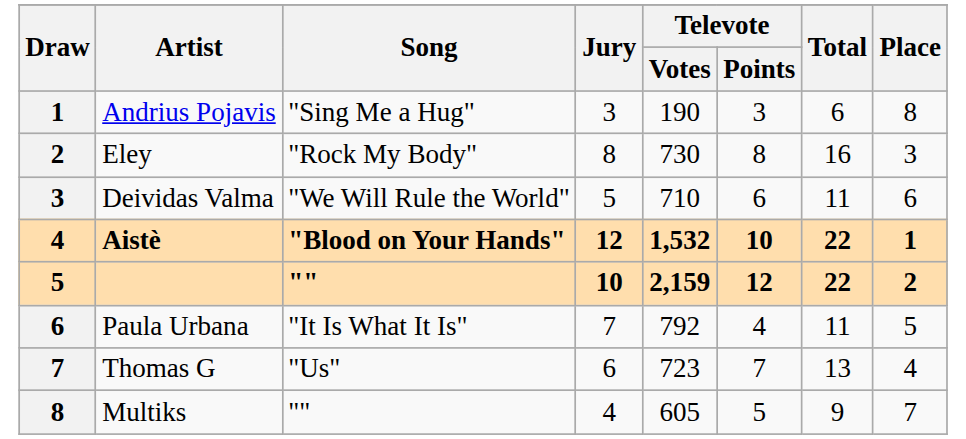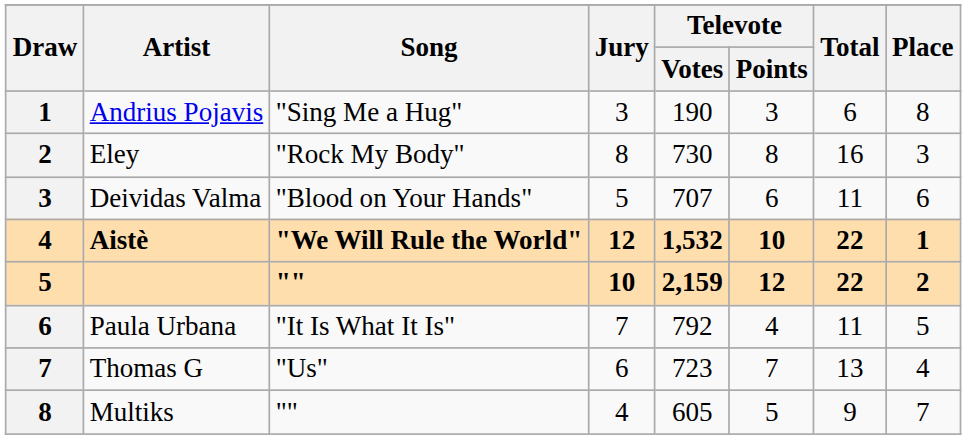(429, 197) "We Will Rule the World" -> (404, 197) "Blood on Your Hands"
(680, 197) 710 -> (692, 197) 707
(427, 240) "Blood on Your Hands" -> (429, 240) "We Will Rule the World"
